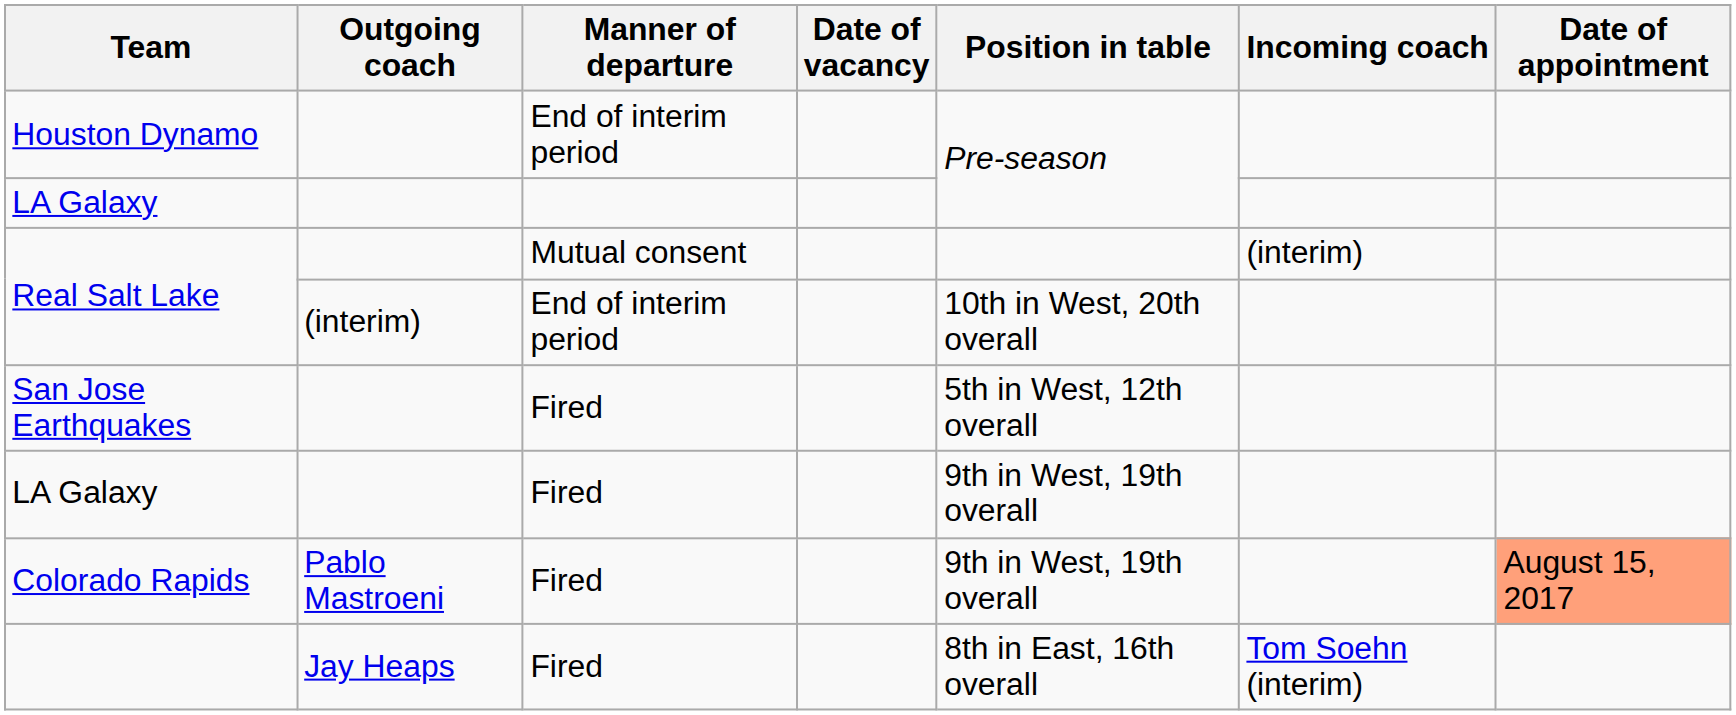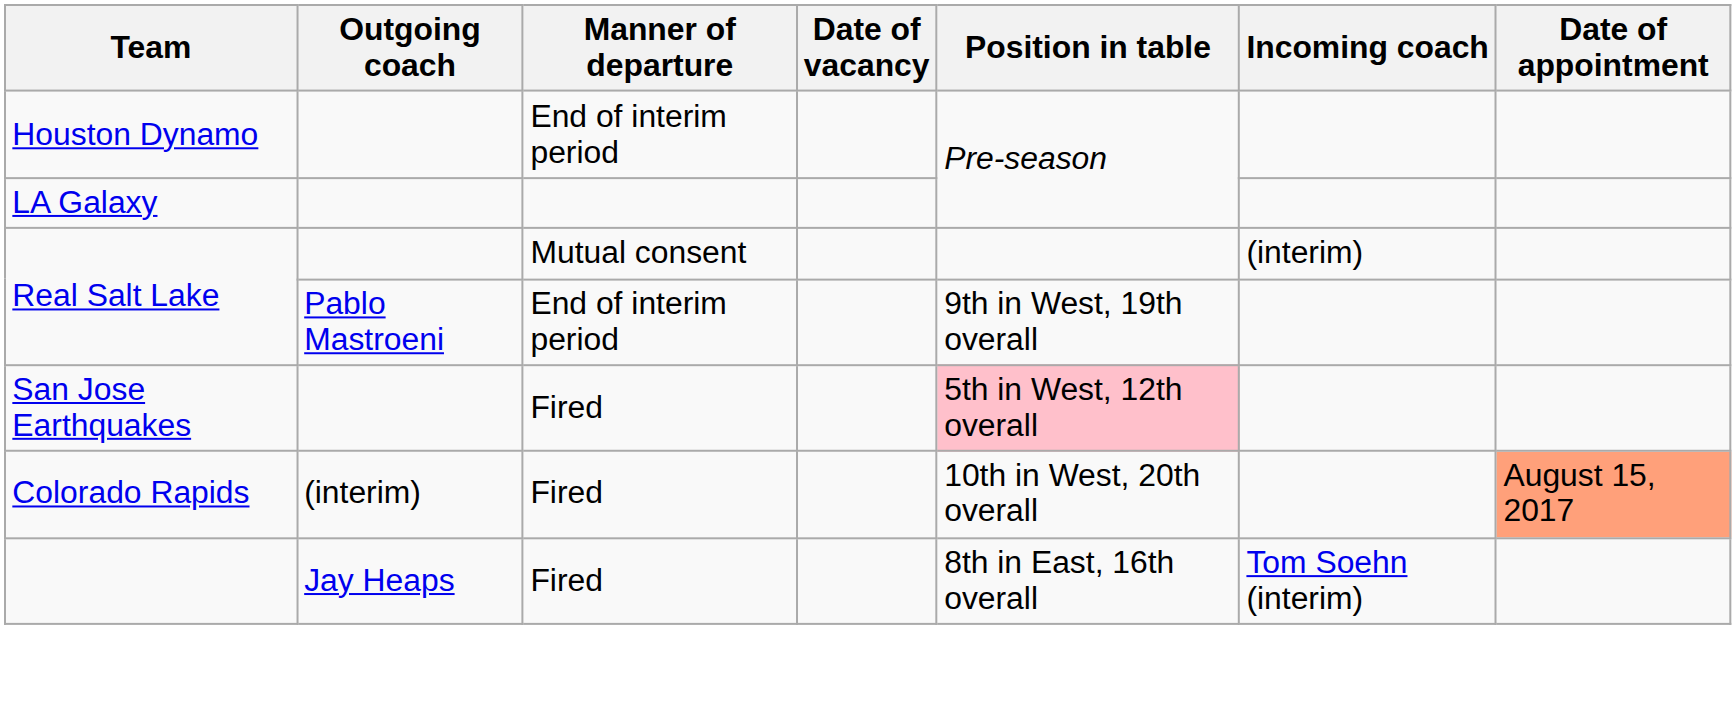(363, 321) (interim) -> (374, 321) Pablo Mastroeni
(1072, 321) 10th in West, 20th overall -> (1063, 321) 9th in West, 19th overall
(1063, 407) no background -> (1063, 407) pink background
- row: (85, 493)
(374, 580) Pablo Mastroeni -> (363, 493) (interim)
(1063, 580) 9th in West, 19th overall -> (1072, 493) 10th in West, 20th overall
